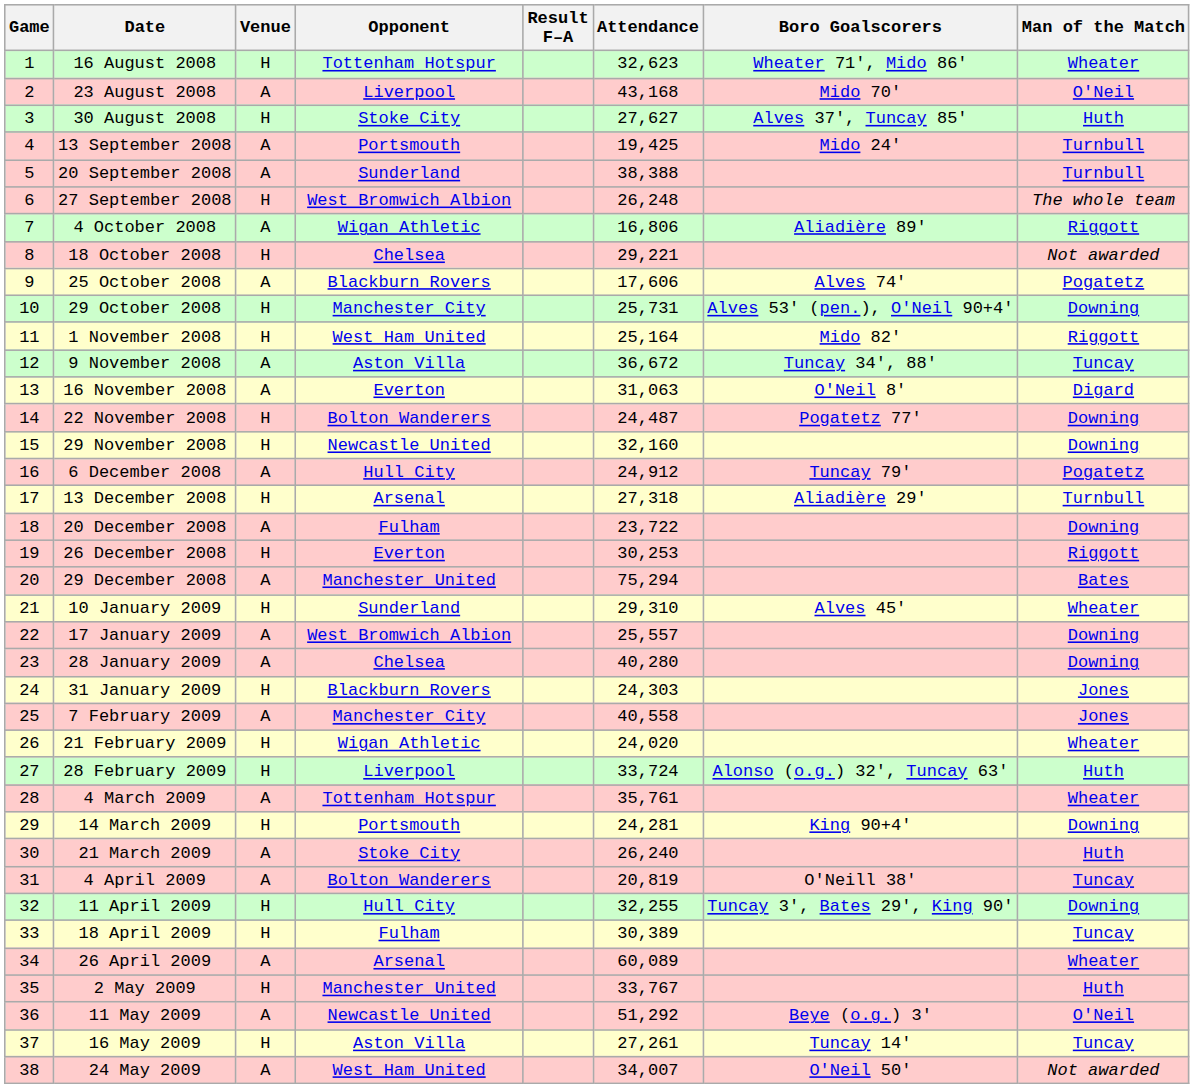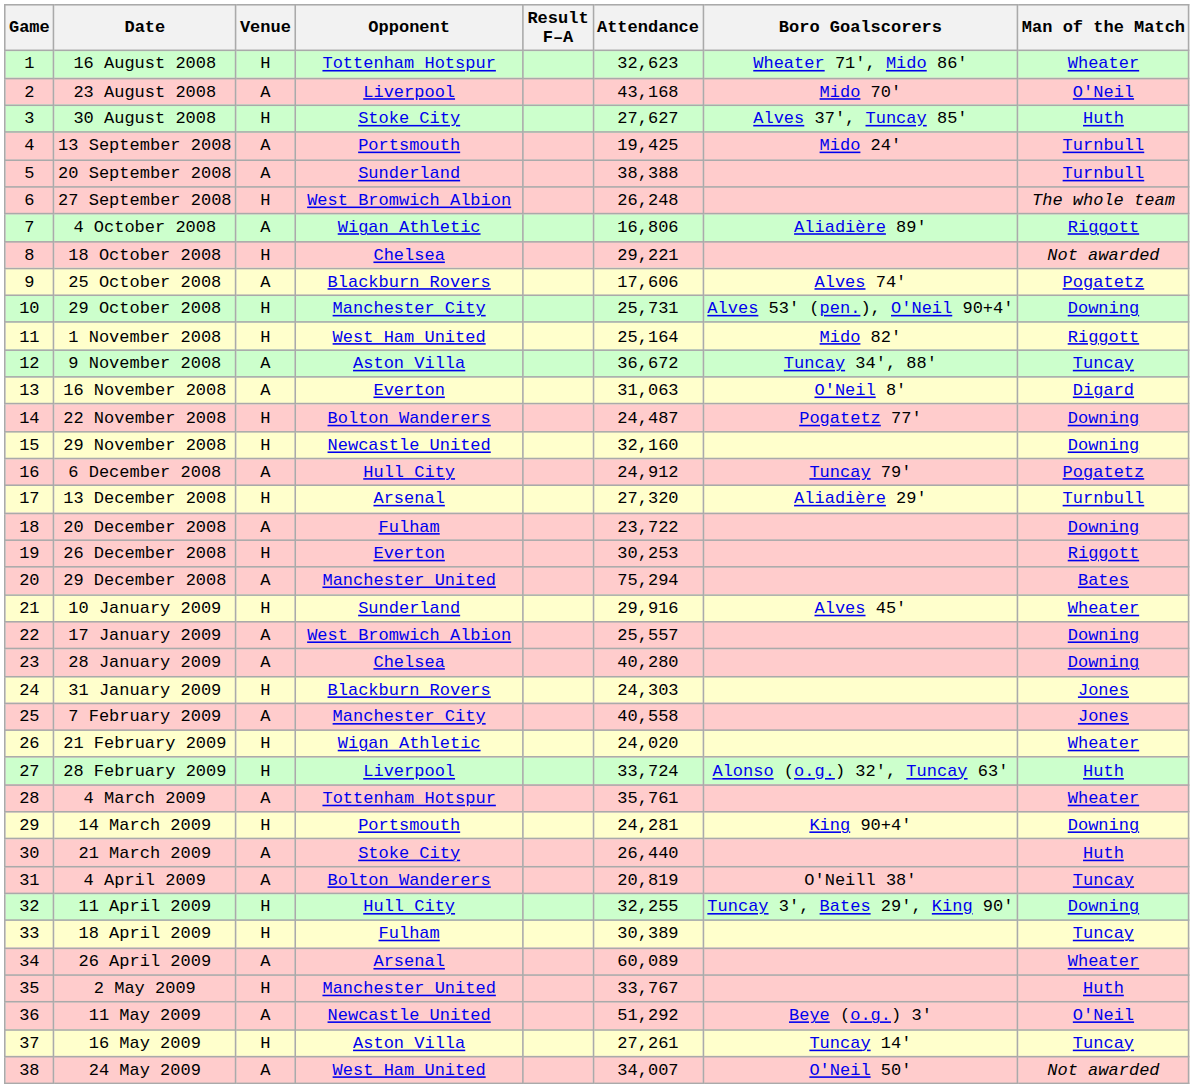(648, 499) 27,318 -> (648, 499) 27,320
(648, 608) 29,310 -> (648, 608) 29,916
(648, 852) 26,240 -> (648, 852) 26,440
